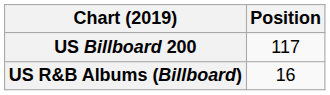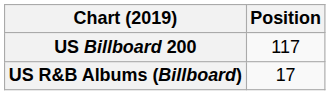(286, 75) 16 -> (286, 75) 17
